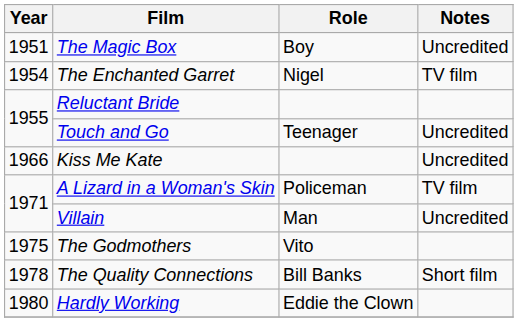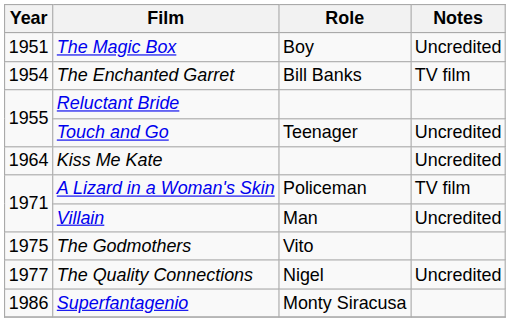(303, 75) Nigel -> (322, 75) Bill Banks
(29, 160) 1966 -> (29, 160) 1964
(29, 274) 1978 -> (29, 274) 1977
(322, 274) Bill Banks -> (303, 274) Nigel
(460, 274) Short film -> (458, 274) Uncredited
- row: (118, 302)
+ row: (123, 302)
